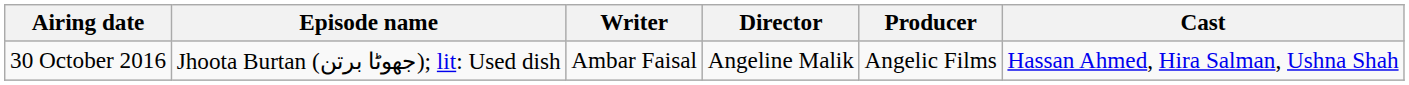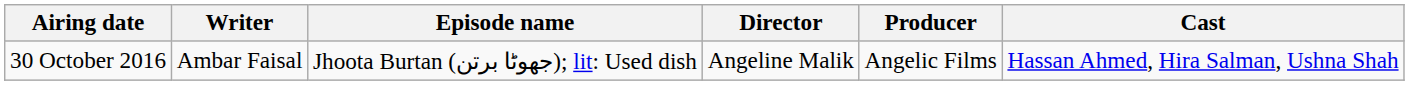columns swapped: (369, 22) <-> (634, 22)
